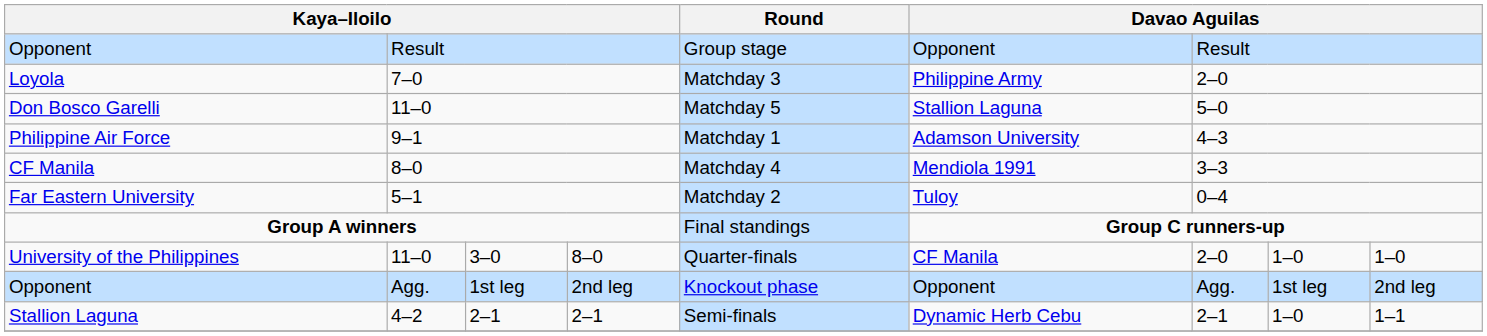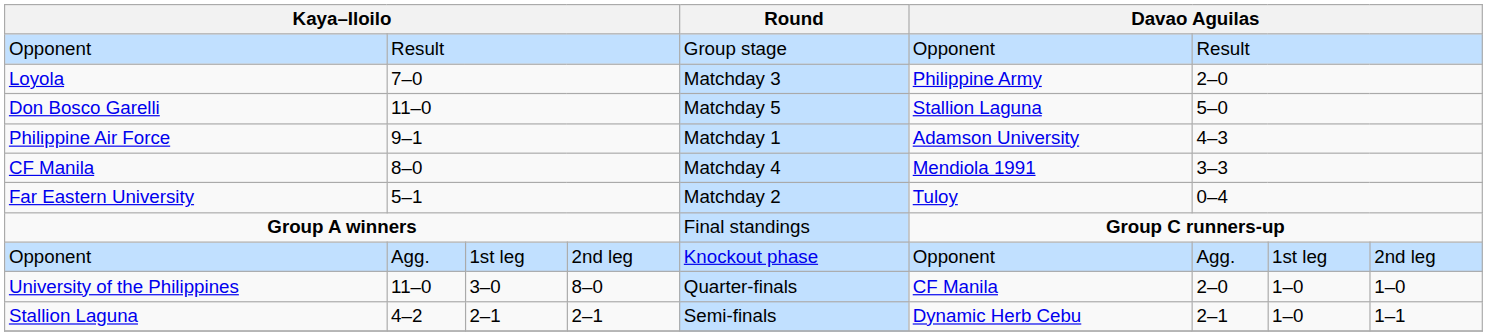rows swapped: (50, 286) <-> (124, 256)
